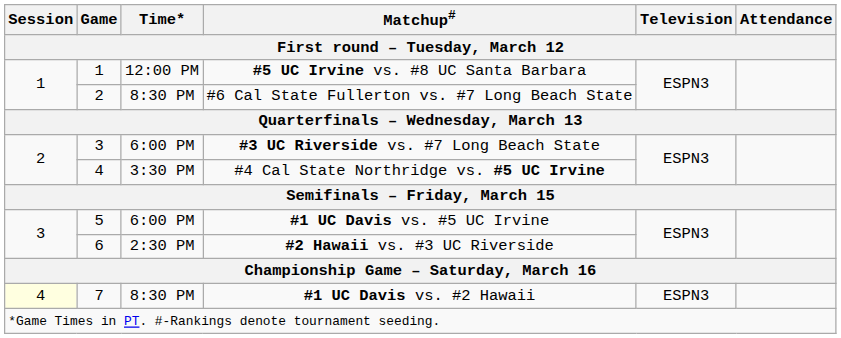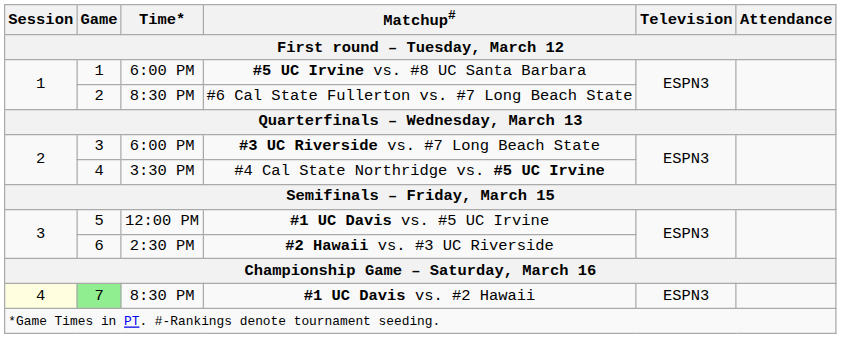(162, 72) 12:00 PM -> (162, 72) 6:00 PM
(162, 222) 6:00 PM -> (162, 222) 12:00 PM
(99, 297) no background -> (99, 297) lightgreen background
